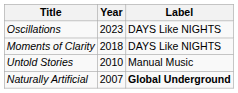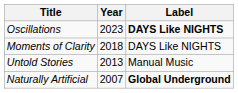(175, 29) normal -> (176, 29) bold
(111, 63) 2010 -> (111, 63) 2013
